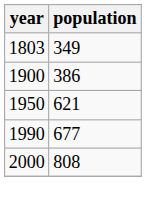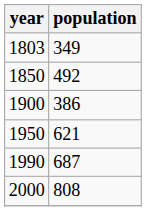+ row: (27, 76)
(67, 133) 677 -> (67, 162) 687
